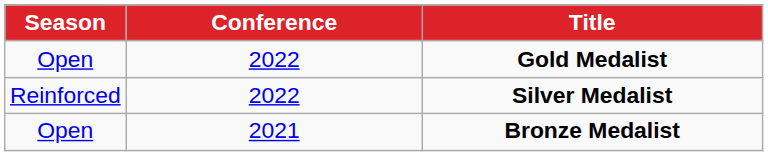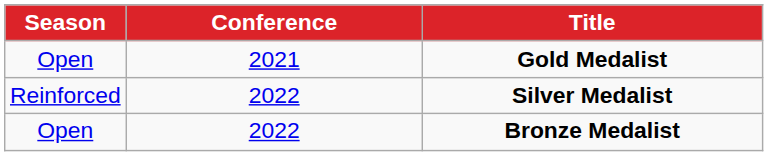(274, 58) 2022 -> (274, 58) 2021
(274, 131) 2021 -> (274, 131) 2022
